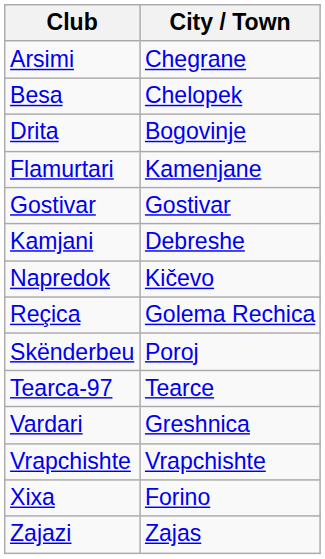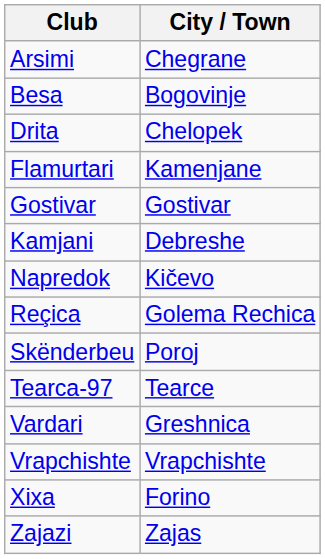(194, 95) Chelopek -> (196, 95) Bogovinje
(196, 132) Bogovinje -> (194, 132) Chelopek
